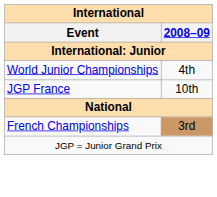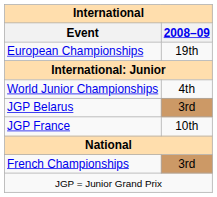+ row: (75, 51)
+ row: (40, 107)
